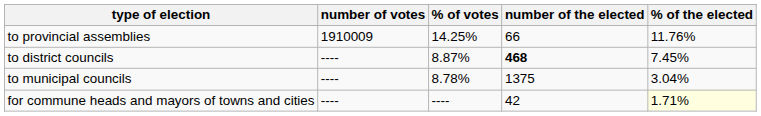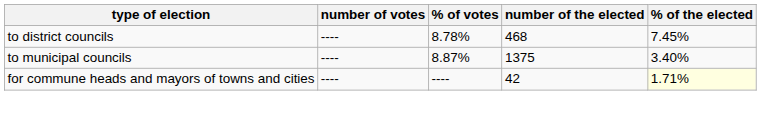- row: (79, 36)
(451, 57) 8.87% -> (451, 36) 8.78%
(516, 57) bold -> (516, 36) normal
(451, 79) 8.78% -> (451, 57) 8.87%
(670, 79) 3.04% -> (670, 57) 3.40%
